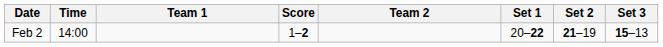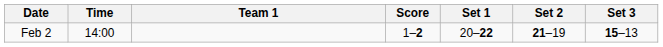- column: (409, 13)
